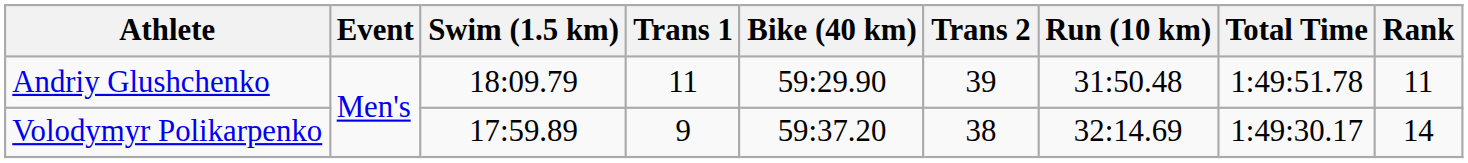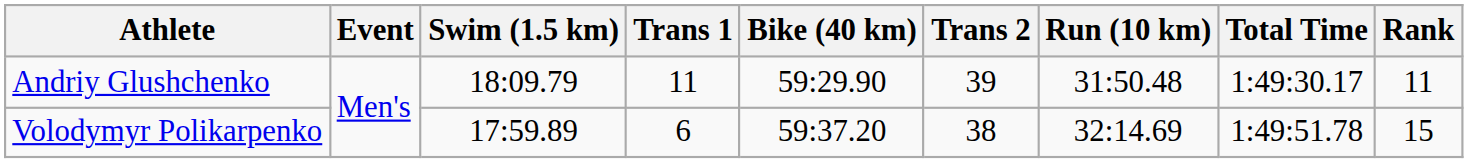(1297, 81) 1:49:51.78 -> (1297, 81) 1:49:30.17
(683, 131) 9 -> (683, 131) 6
(1297, 131) 1:49:30.17 -> (1297, 131) 1:49:51.78
(1418, 131) 14 -> (1418, 131) 15
